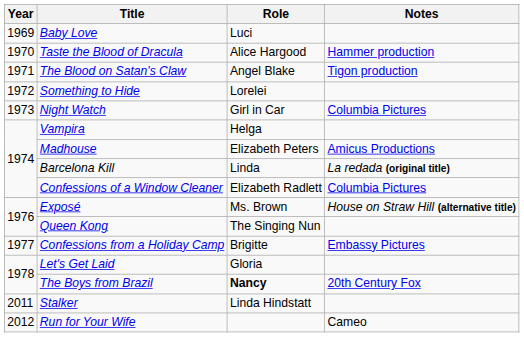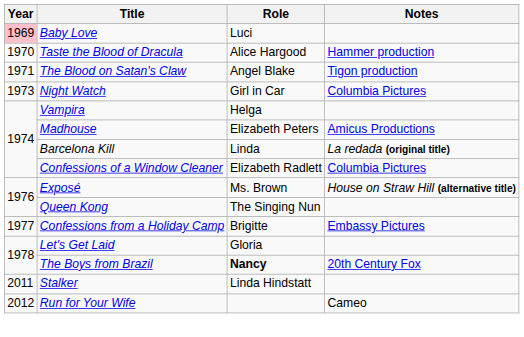(21, 33) no background -> (21, 33) pink background
- row: (90, 91)
